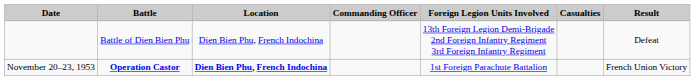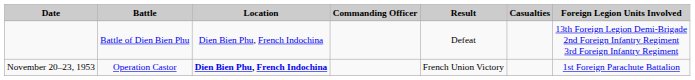columns swapped: (647, 12) <-> (489, 12)
(145, 67) bold -> (145, 67) normal
